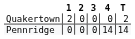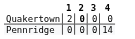- column: (123, 8)
(82, 19) normal -> (82, 19) bold
